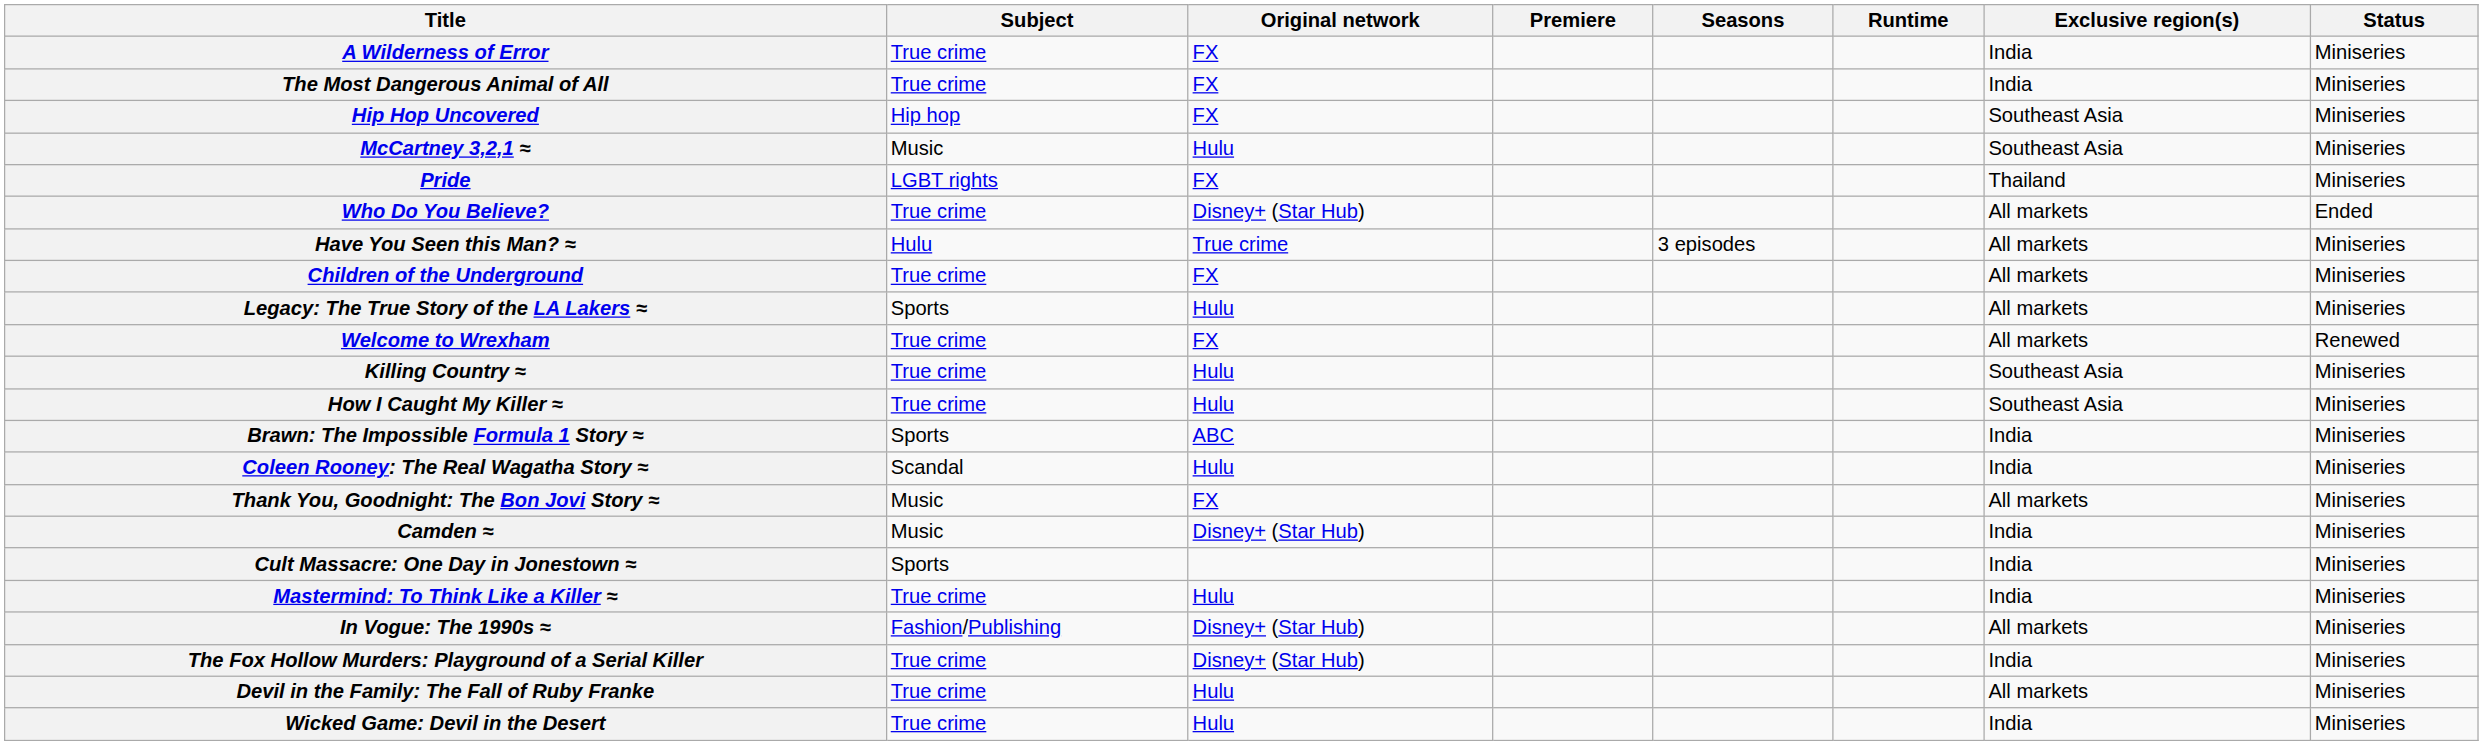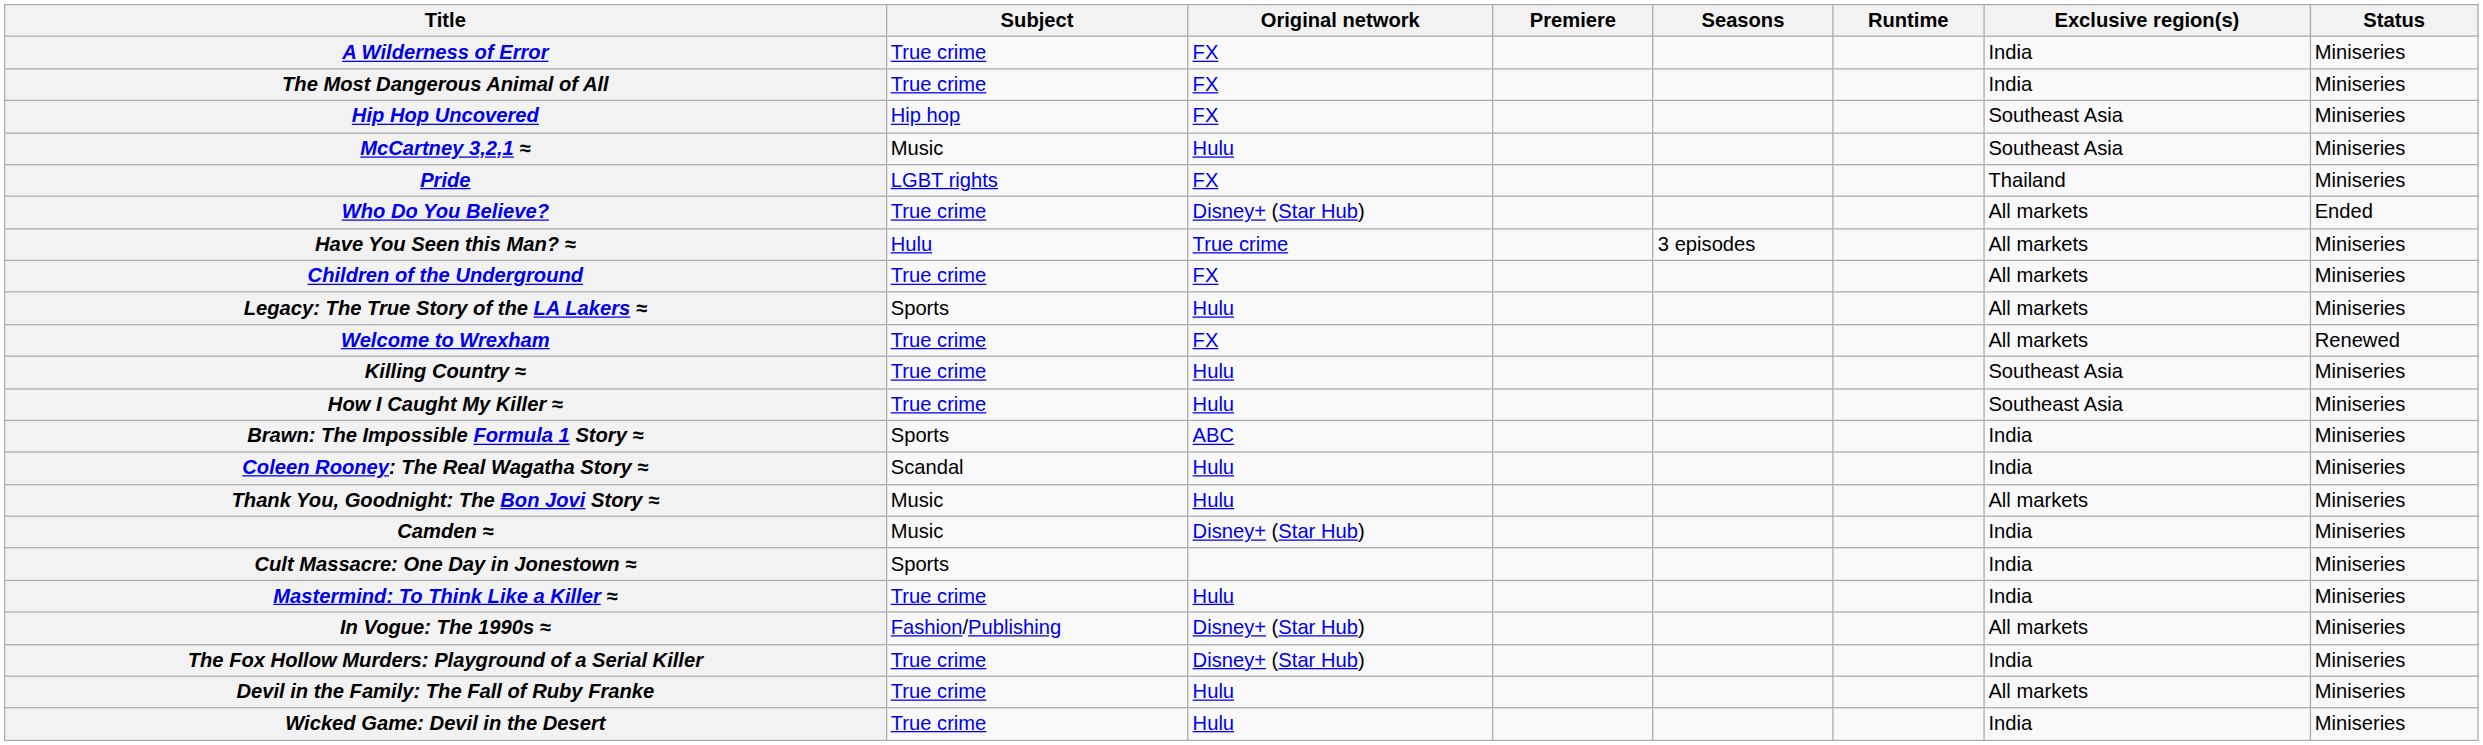(1205, 500) FX -> (1213, 500) Hulu
